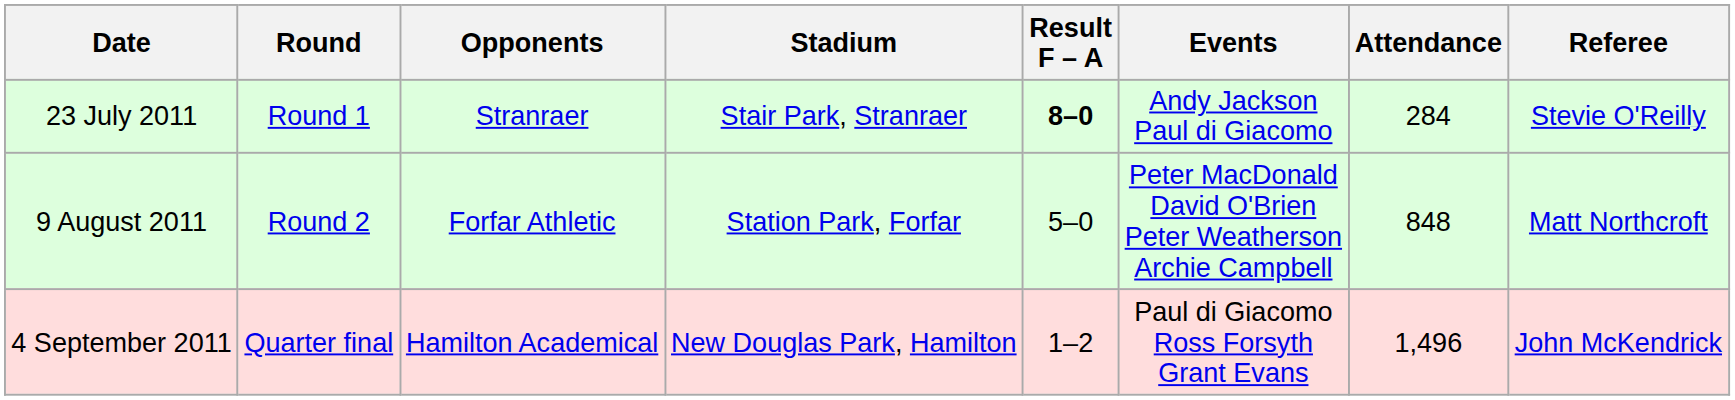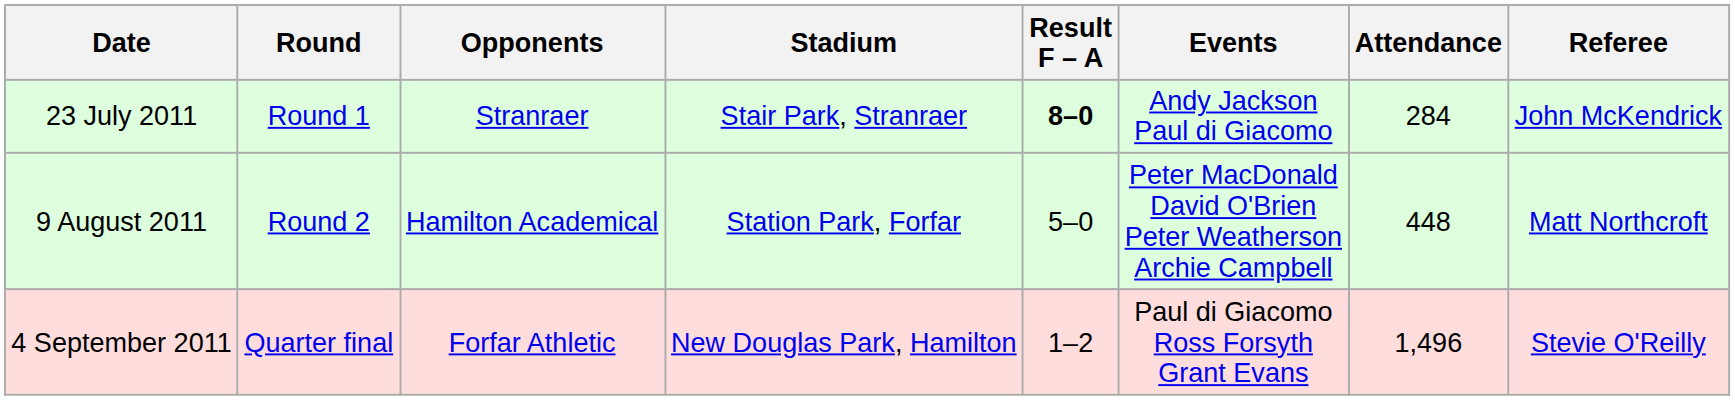(1618, 116) Stevie O'Reilly -> (1618, 116) John McKendrick
(532, 221) Forfar Athletic -> (532, 221) Hamilton Academical
(1428, 221) 848 -> (1428, 221) 448
(532, 341) Hamilton Academical -> (532, 341) Forfar Athletic
(1618, 341) John McKendrick -> (1618, 341) Stevie O'Reilly
